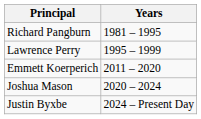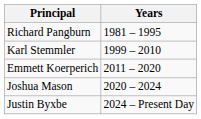- row: (44, 50)
+ row: (41, 50)
